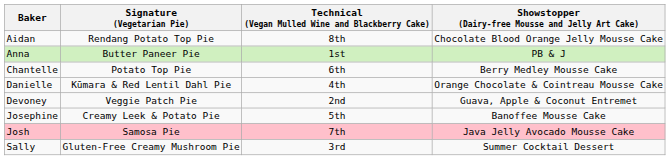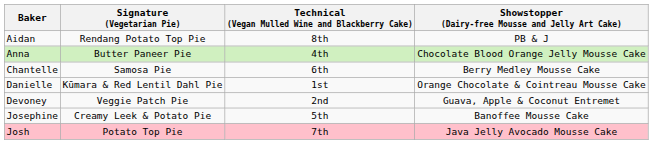(549, 39) Chocolate Blood Orange Jelly Mousse Cake -> (531, 39) PB & J
(337, 54) 1st -> (320, 54) 4th
(549, 54) PB & J -> (531, 54) Chocolate Blood Orange Jelly Mousse Cake
(151, 69) Potato Top Pie -> (143, 69) Samosa Pie
(337, 85) 4th -> (320, 85) 1st
(151, 131) Samosa Pie -> (143, 131) Potato Top Pie
- row: (21, 147)
